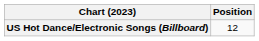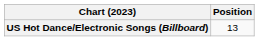(232, 28) 12 -> (232, 28) 13
